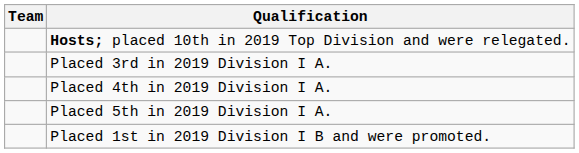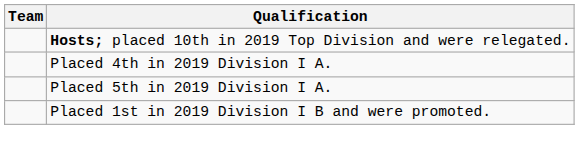- row: (191, 64)
